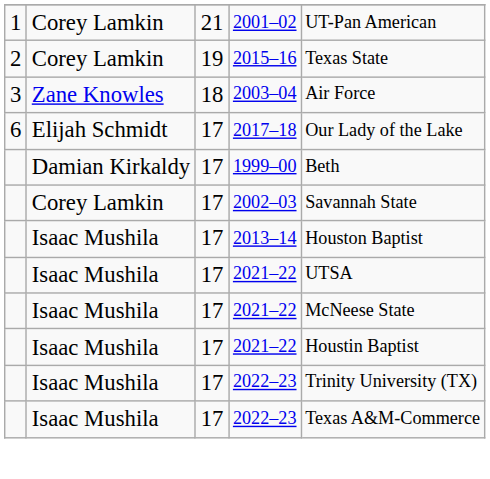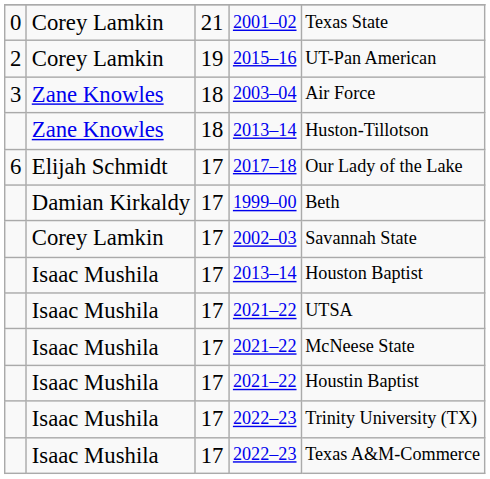(16, 22) 1 -> (16, 22) 0
(371, 22) UT-Pan American -> (347, 22) Texas State
(347, 58) Texas State -> (371, 58) UT-Pan American
+ row: (212, 130)
